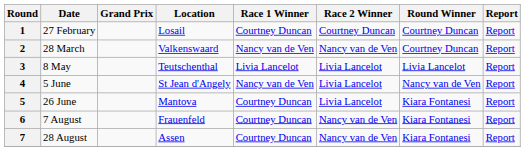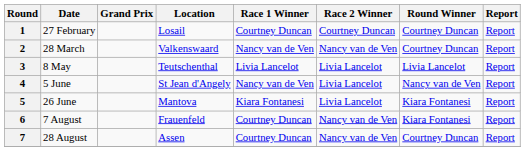(274, 101) Courtney Duncan -> (270, 101) Kiara Fontanesi
(436, 137) Kiara Fontanesi -> (440, 137) Courtney Duncan
